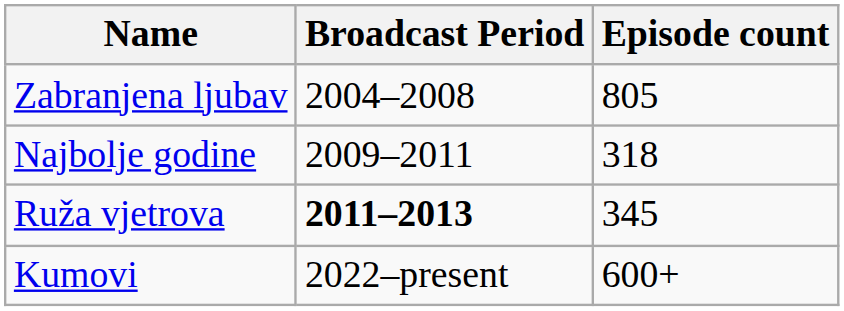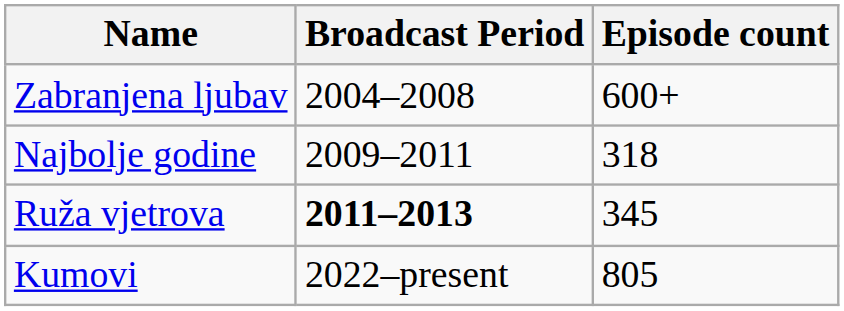(630, 94) 805 -> (641, 94) 600+
(641, 273) 600+ -> (630, 273) 805
